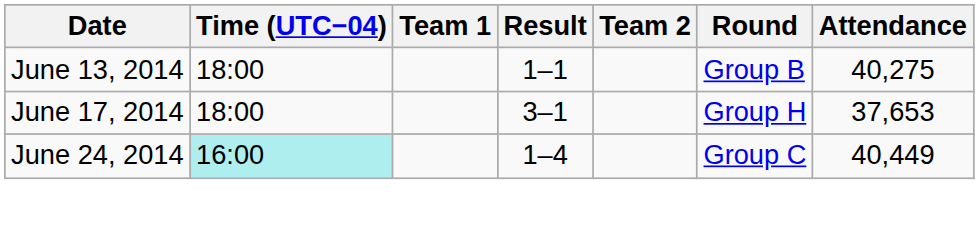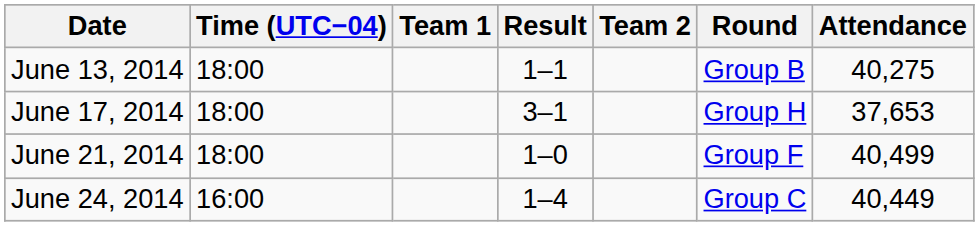+ row: (97, 155)
(230, 155) paleturquoise background -> (230, 198) no background
